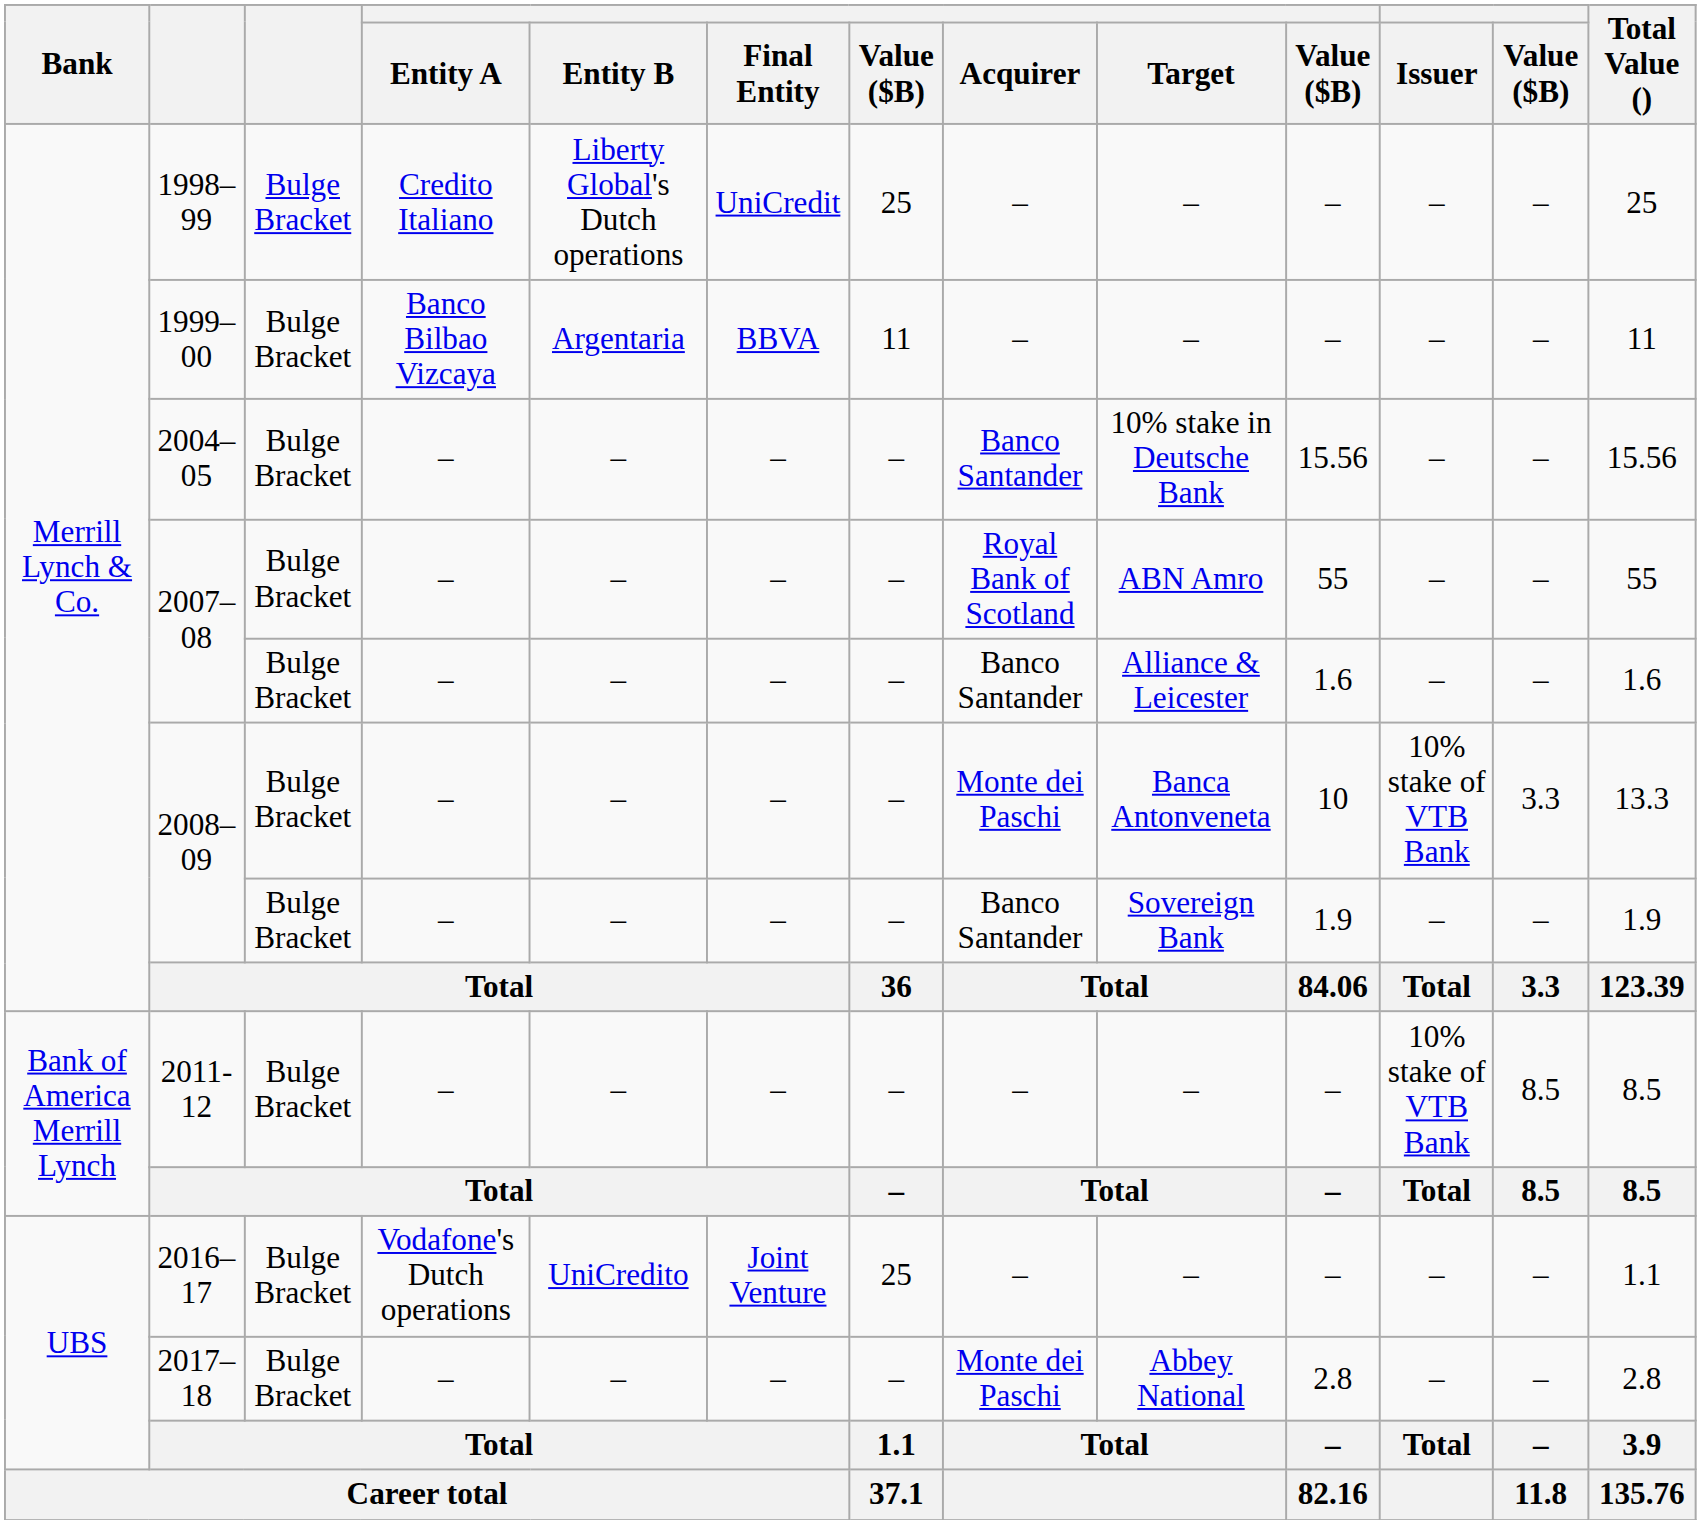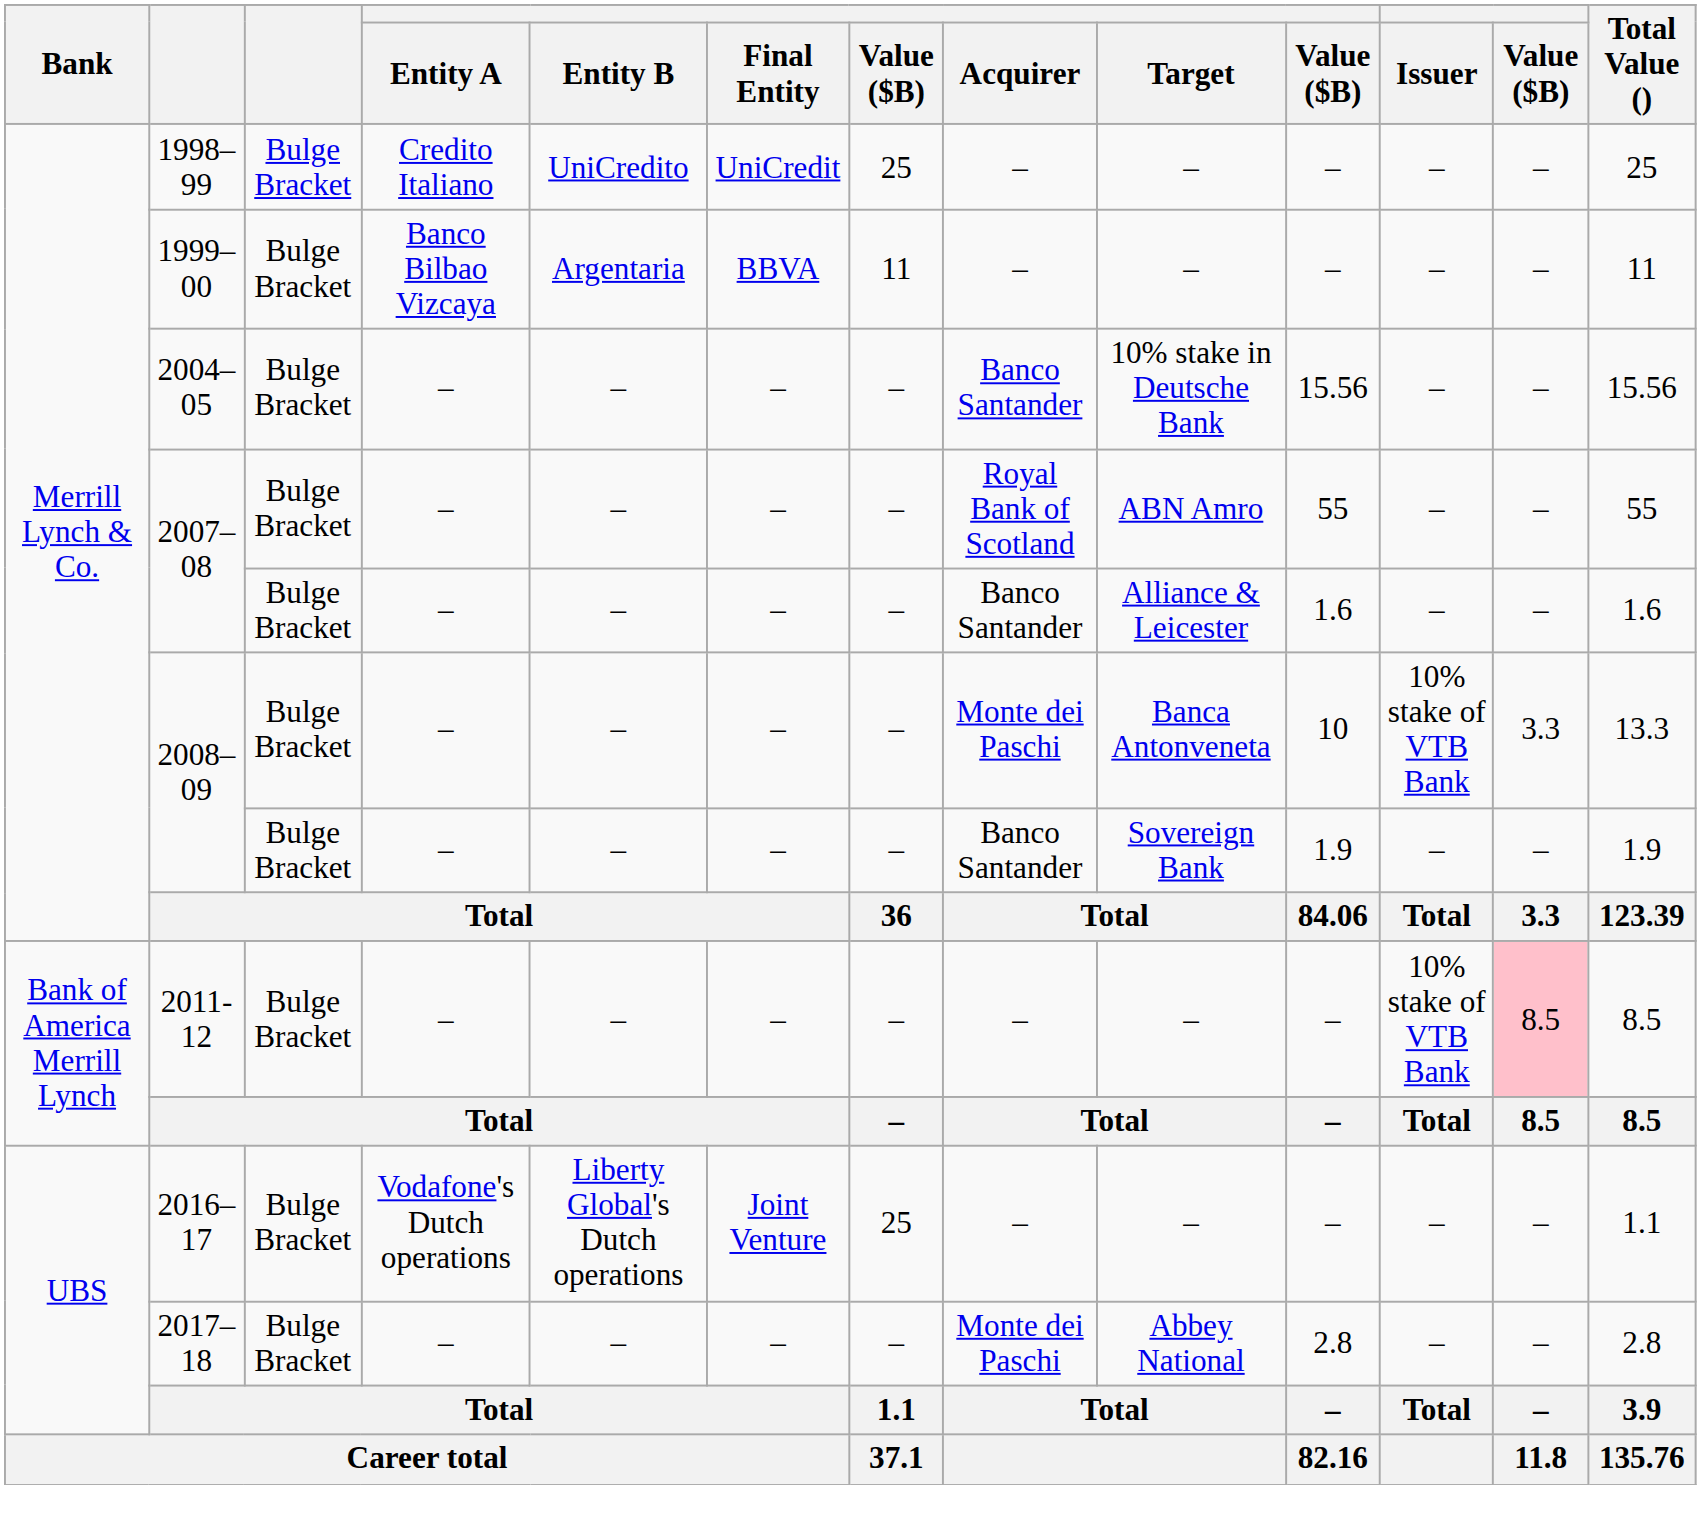(618, 201) Liberty Global's Dutch operations -> (618, 166) UniCredito
(1541, 1088) no background -> (1541, 1018) pink background
(618, 1275) UniCredito -> (618, 1222) Liberty Global's Dutch operations
